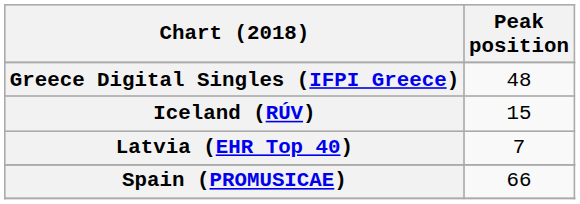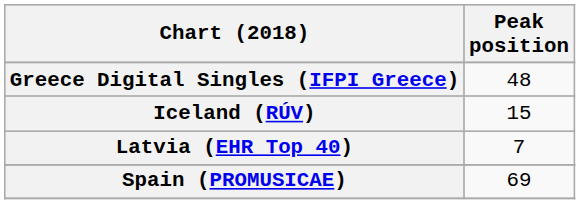(519, 181) 66 -> (519, 181) 69
